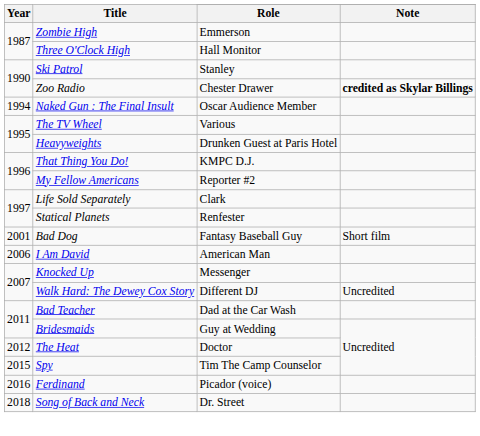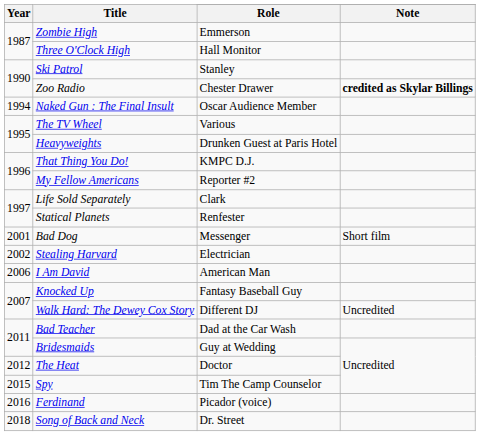(251, 236) Fantasy Baseball Guy -> (225, 236) Messenger
+ row: (76, 254)
(225, 273) Messenger -> (251, 291) Fantasy Baseball Guy
